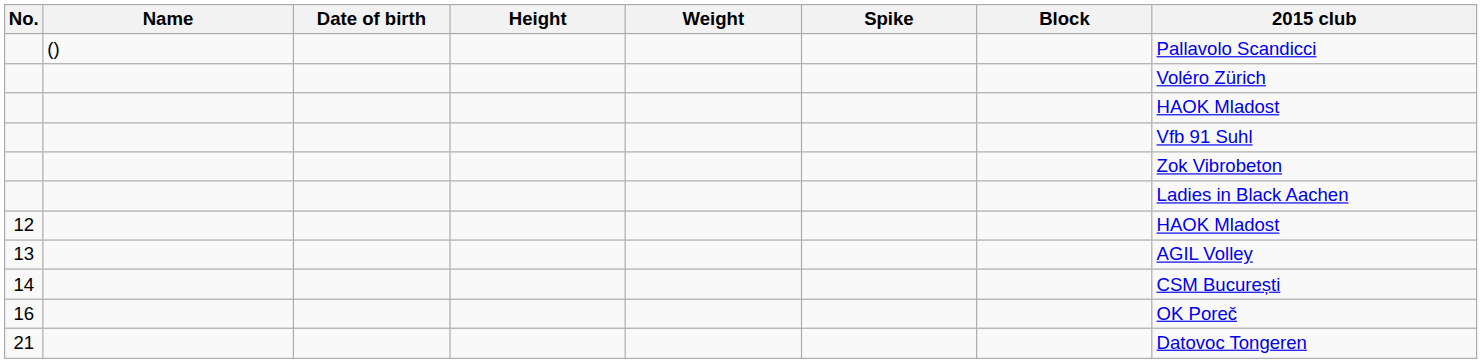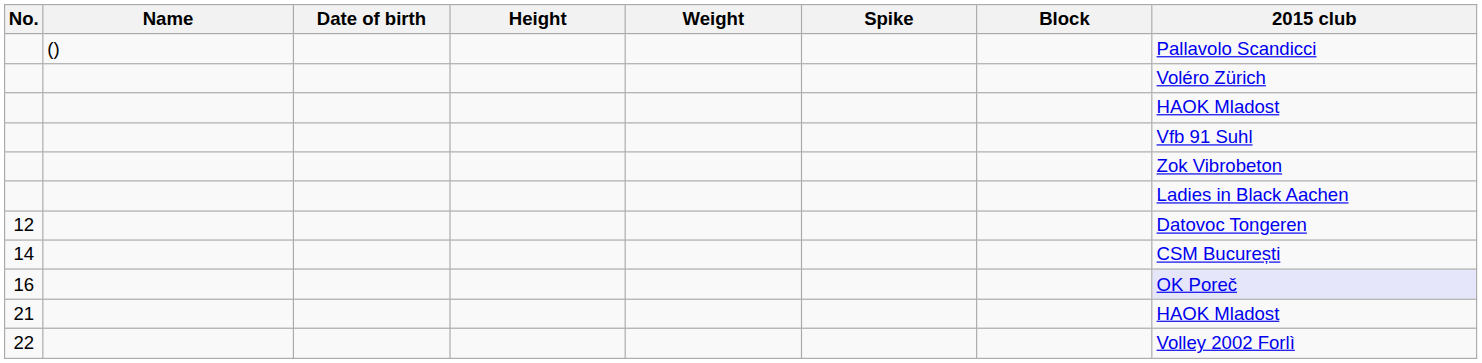(1218, 225) HAOK Mladost -> (1232, 225) Datovoc Tongeren
- row: (24, 254)
(1197, 313) no background -> (1197, 284) lavender background
(1232, 343) Datovoc Tongeren -> (1218, 313) HAOK Mladost
+ row: (24, 343)
